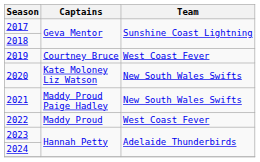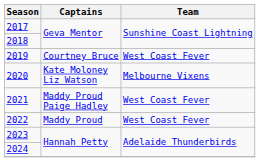(182, 75) New South Wales Swifts -> (166, 75) Melbourne Vixens
(182, 100) New South Wales Swifts -> (166, 100) West Coast Fever
